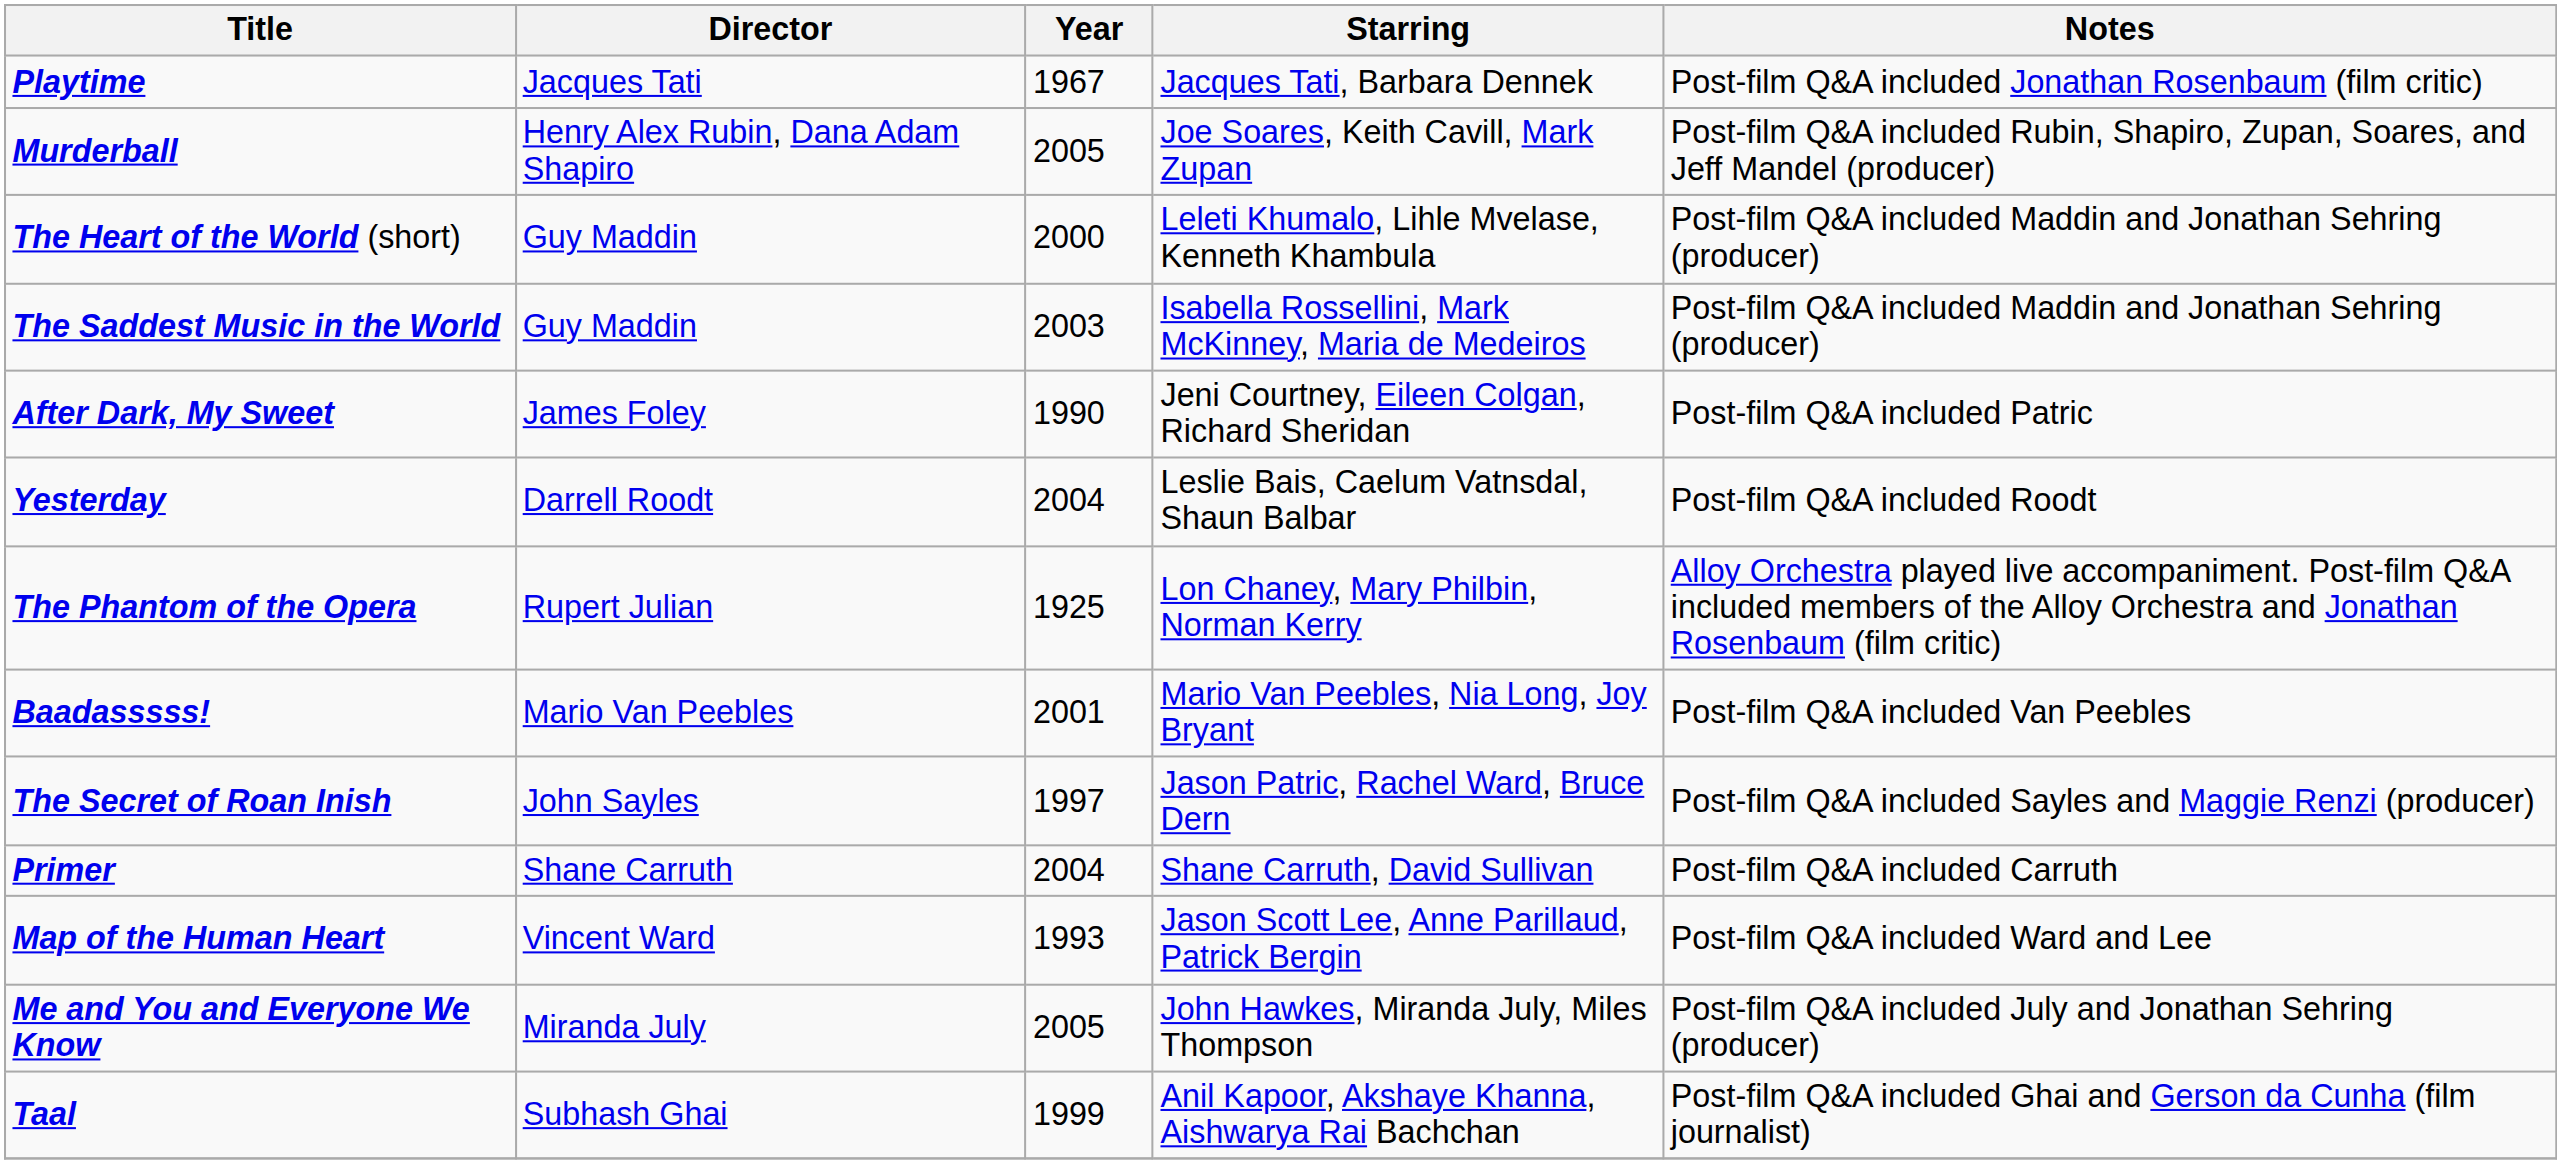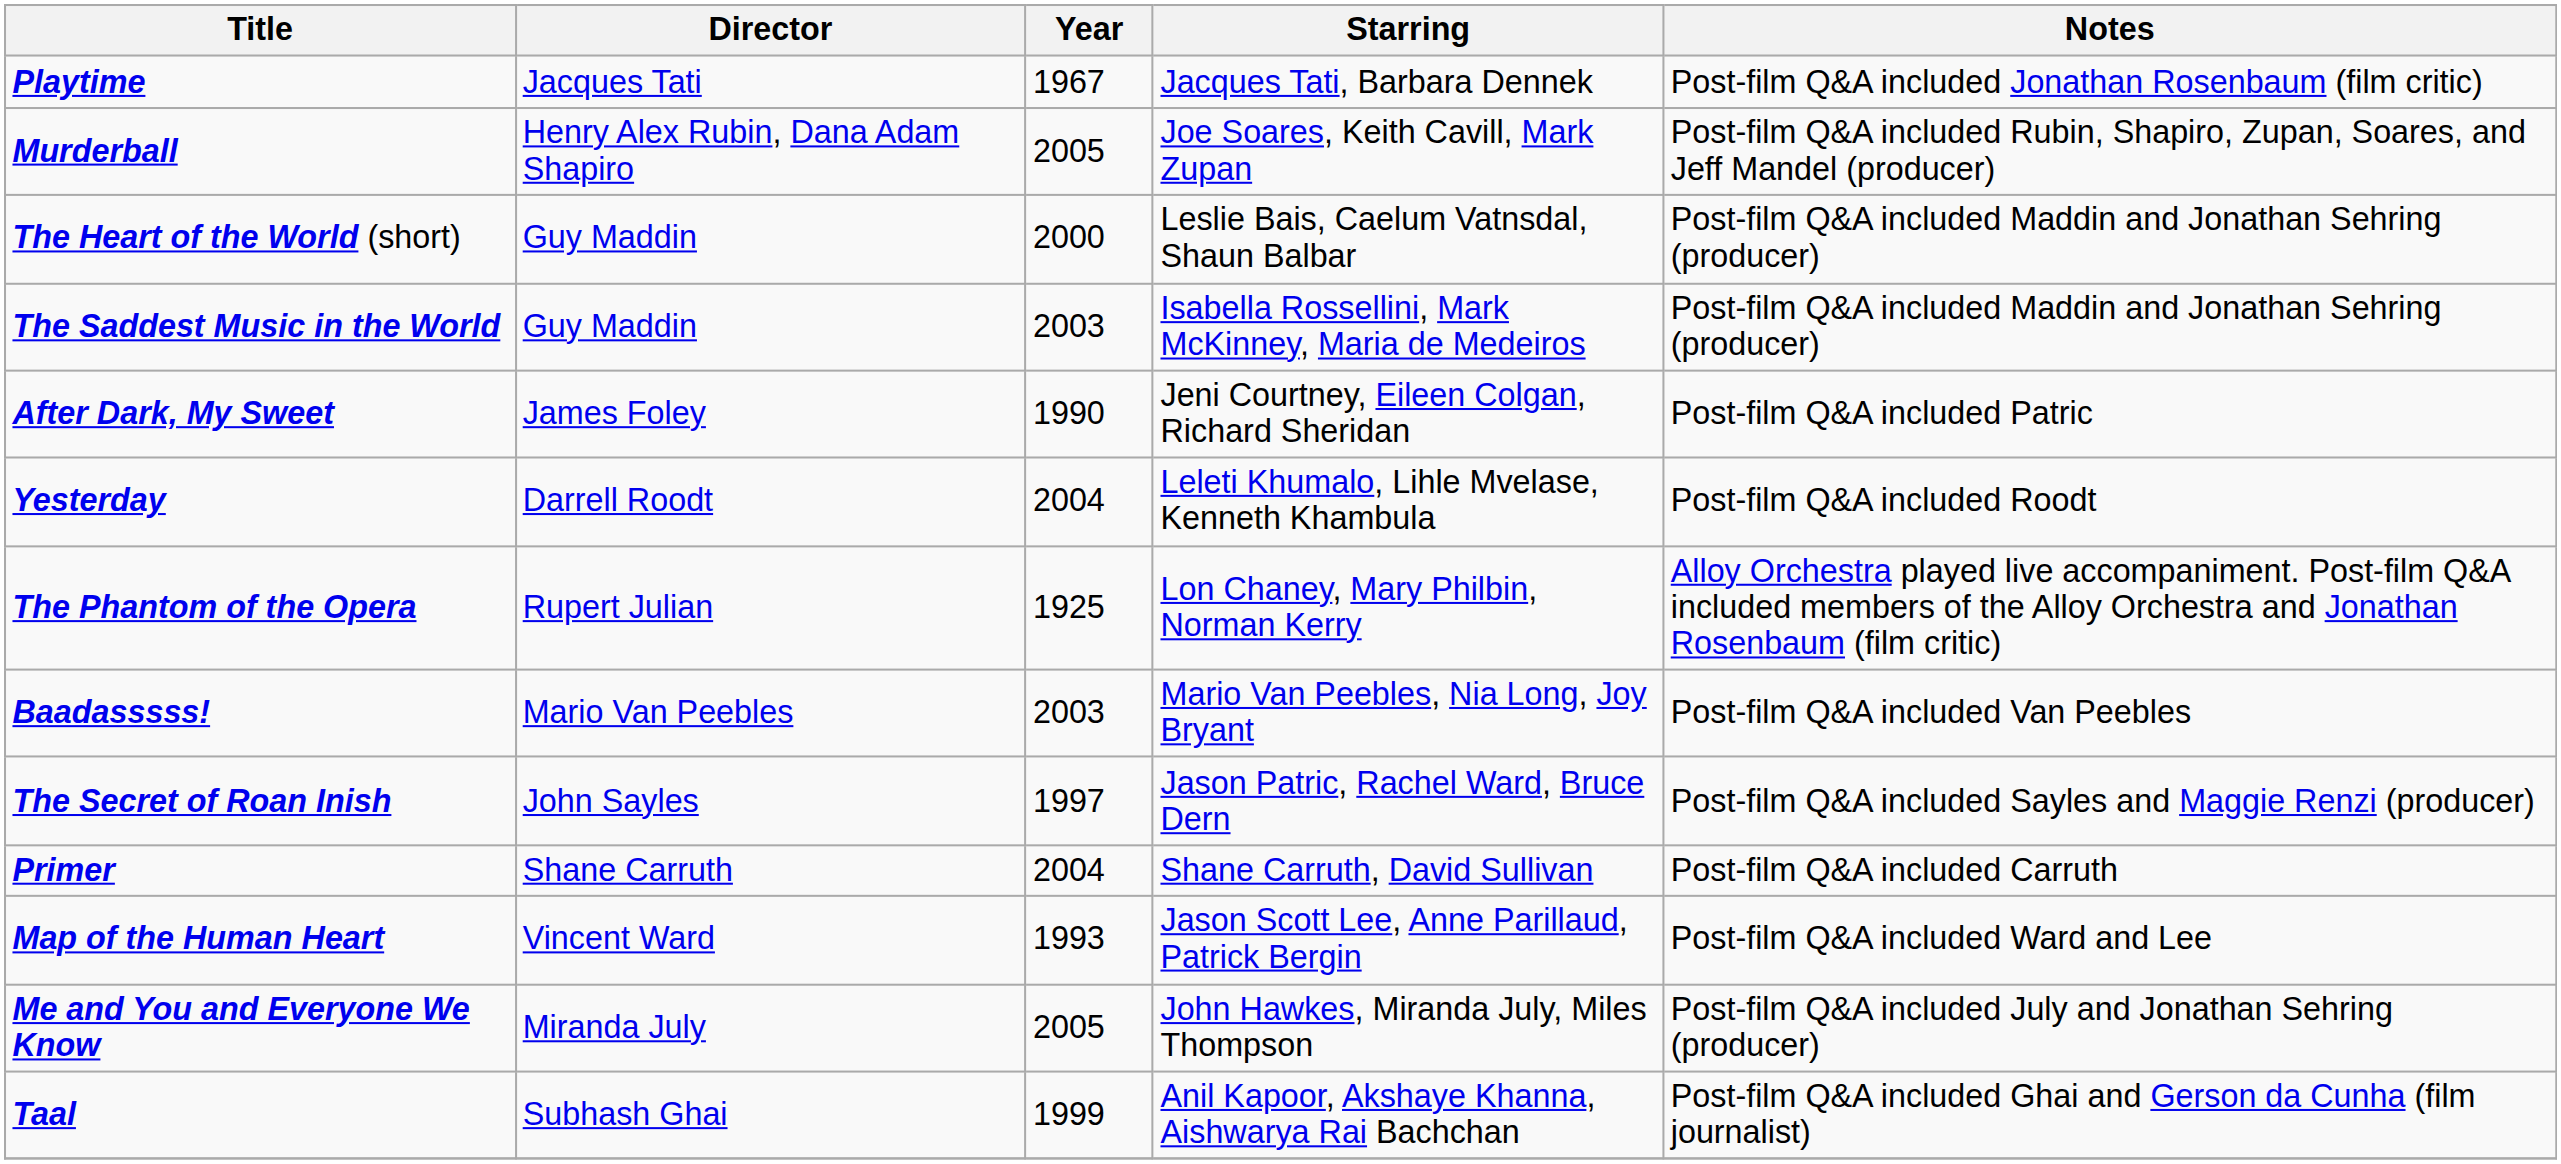(1380, 238) Leleti Khumalo, Lihle Mvelase, Kenneth Khambula -> (1374, 238) Leslie Bais, Caelum Vatnsdal, Shaun Balbar
(1374, 501) Leslie Bais, Caelum Vatnsdal, Shaun Balbar -> (1380, 501) Leleti Khumalo, Lihle Mvelase, Kenneth Khambula
(1069, 712) 2001 -> (1069, 712) 2003
